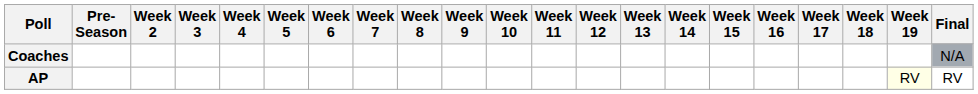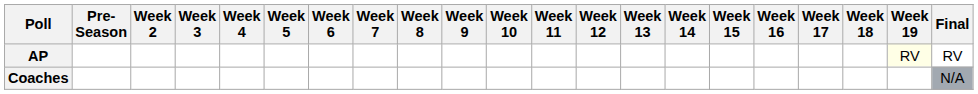rows swapped: (38, 78) <-> (38, 56)
